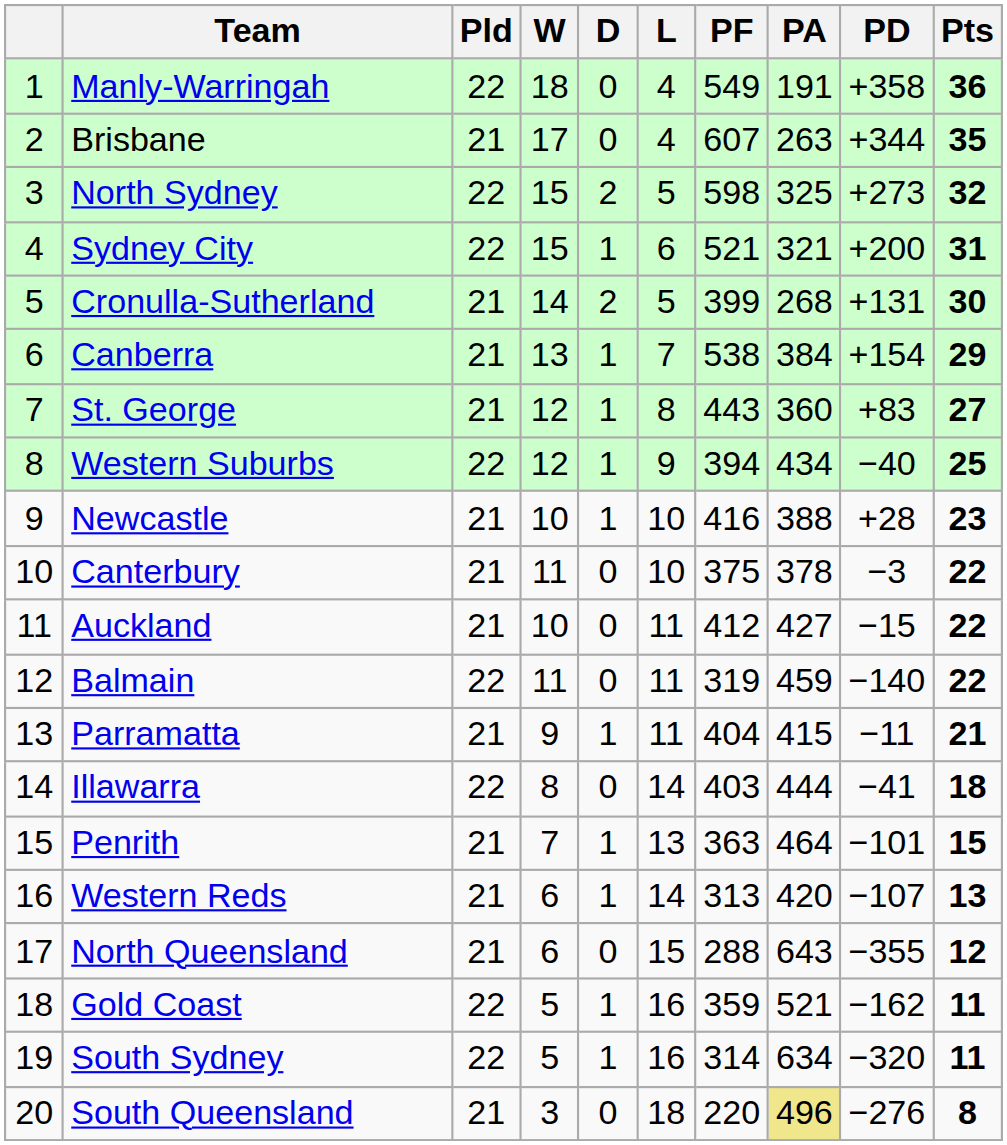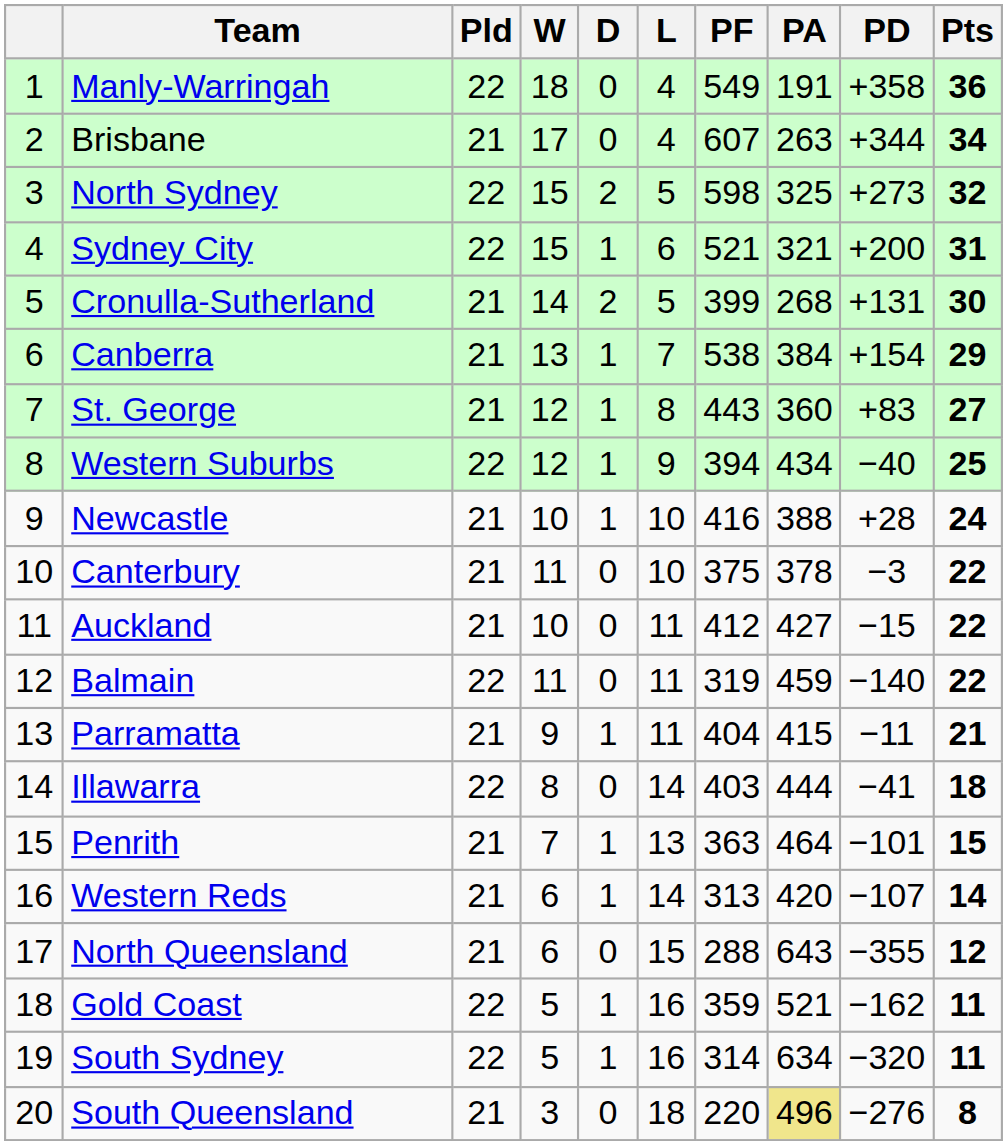(968, 139) 35 -> (968, 139) 34
(968, 517) 23 -> (968, 517) 24
(968, 896) 13 -> (968, 896) 14
